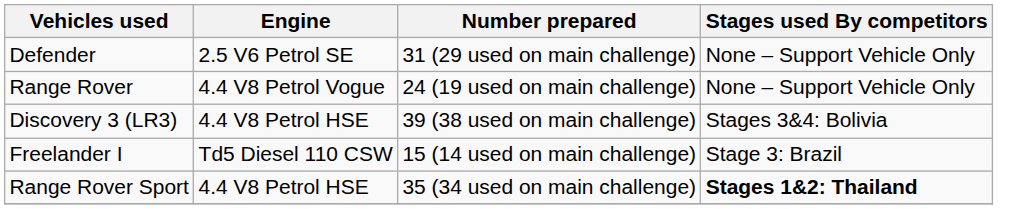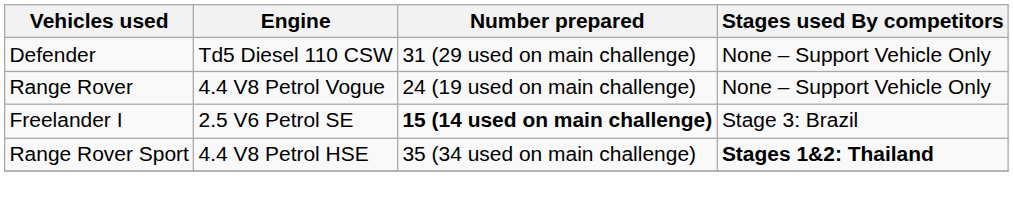(276, 54) 2.5 V6 Petrol SE -> (296, 54) Td5 Diesel 110 CSW
- row: (93, 120)
(296, 154) Td5 Diesel 110 CSW -> (276, 120) 2.5 V6 Petrol SE
(549, 154) normal -> (557, 120) bold
